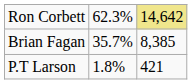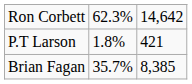(162, 16) khaki background -> (162, 16) no background
rows swapped: (47, 41) <-> (42, 66)
